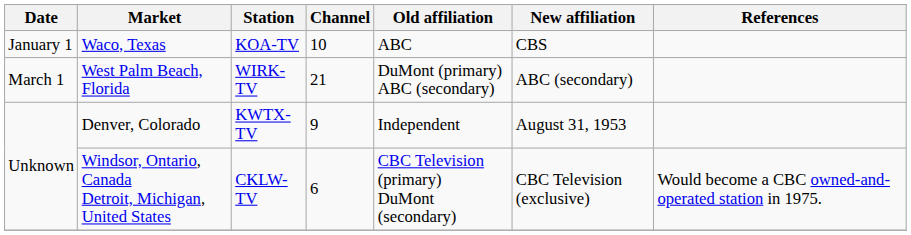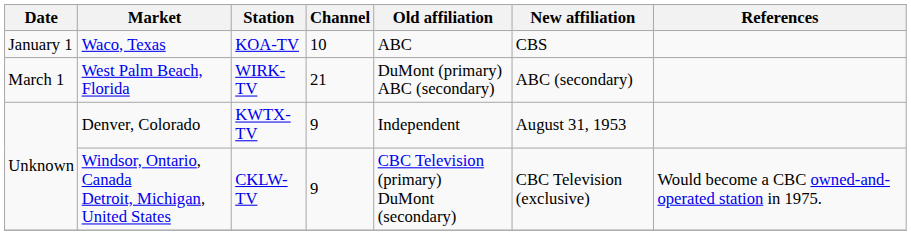(314, 188) 6 -> (314, 188) 9
